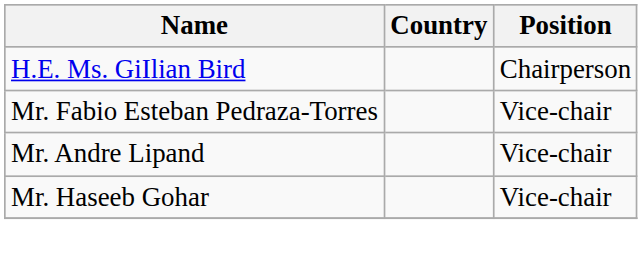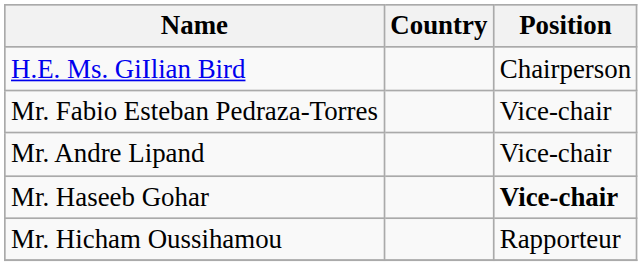(556, 196) normal -> (559, 196) bold
+ row: (147, 238)
